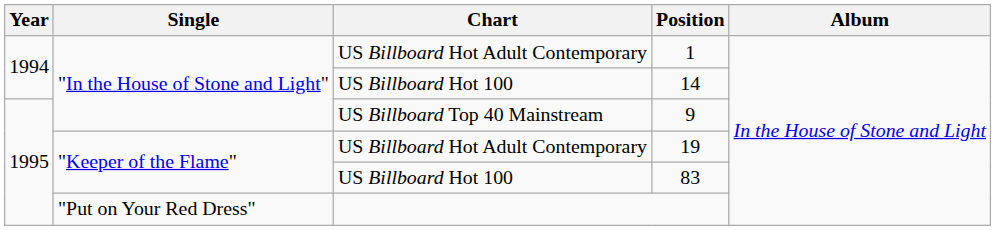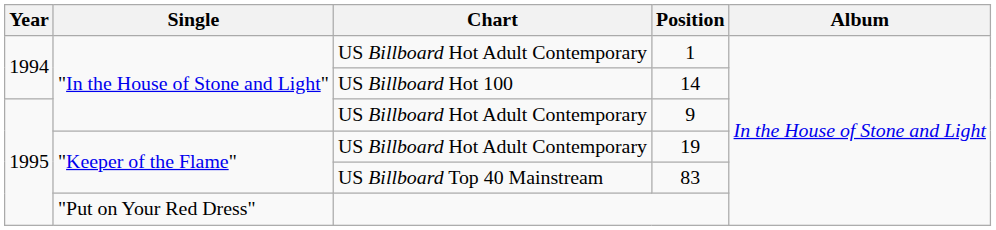(471, 114) US Billboard Top 40 Mainstream -> (492, 114) US Billboard Hot Adult Contemporary
(425, 177) US Billboard Hot 100 -> (471, 177) US Billboard Top 40 Mainstream
